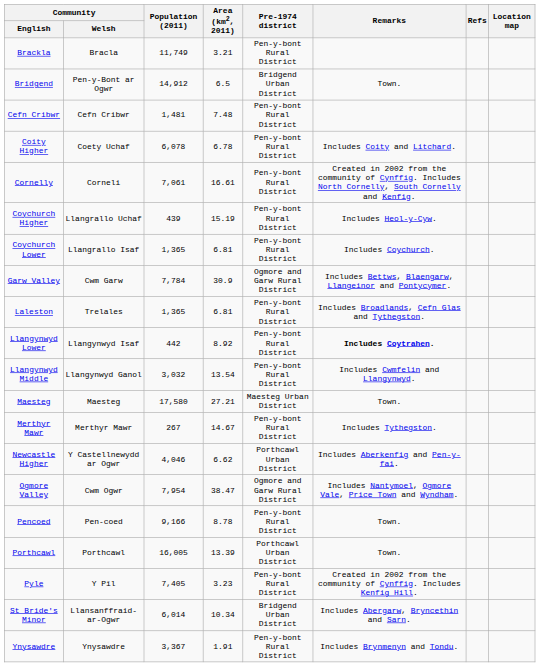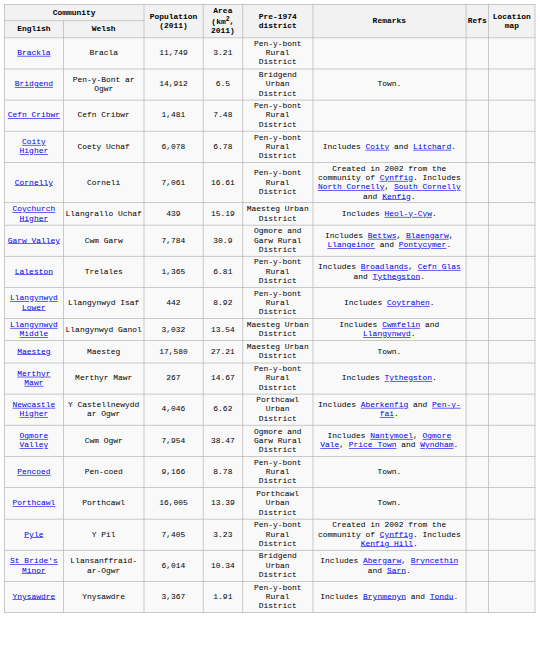(278, 218) Pen-y-bont Rural District -> (278, 214) Maesteg Urban District
- row: (34, 250)
(389, 343) bold -> (389, 303) normal
(278, 375) Pen-y-bont Rural District -> (278, 330) Maesteg Urban District
